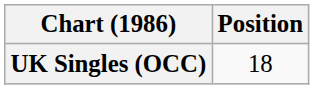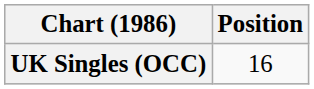(260, 63) 18 -> (260, 63) 16
